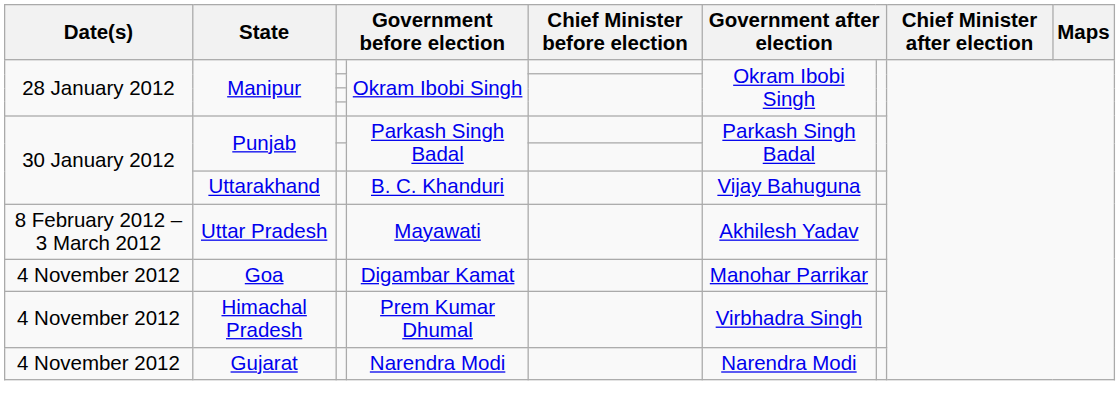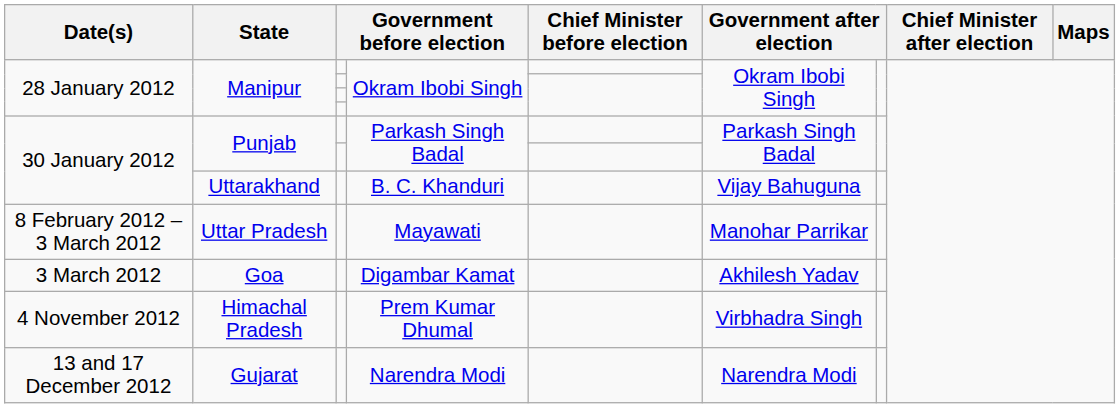(789, 231) Akhilesh Yadav -> (789, 231) Manohar Parrikar
(98, 275) 4 November 2012 -> (98, 275) 3 March 2012
(789, 275) Manohar Parrikar -> (789, 275) Akhilesh Yadav
(98, 363) 4 November 2012 -> (98, 374) 13 and 17 December 2012
